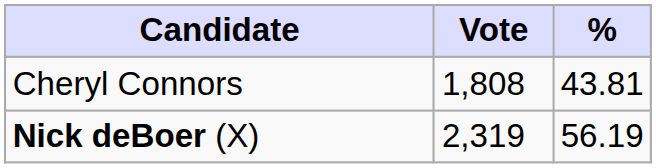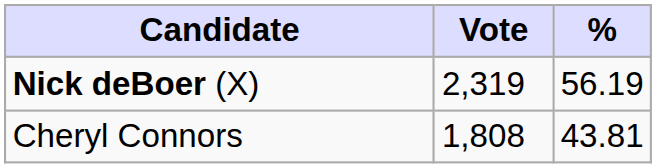rows swapped: (136, 135) <-> (128, 83)
